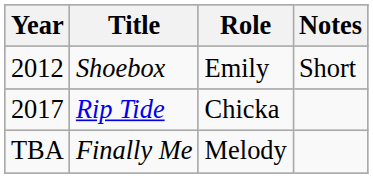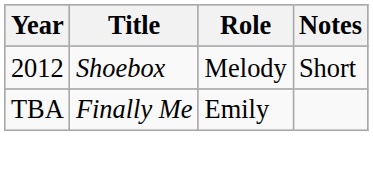(237, 67) Emily -> (246, 67) Melody
- row: (120, 109)
(246, 151) Melody -> (237, 109) Emily
